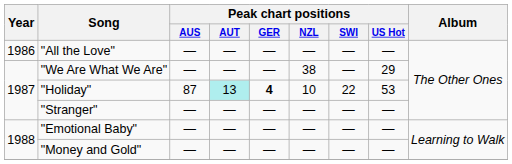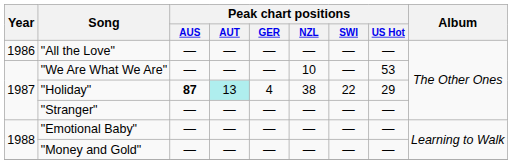(309, 70) 38 -> (309, 70) 10
(388, 70) 29 -> (388, 70) 53
(190, 90) normal -> (190, 90) bold
(269, 90) bold -> (269, 90) normal
(309, 90) 10 -> (309, 90) 38
(388, 90) 53 -> (388, 90) 29
